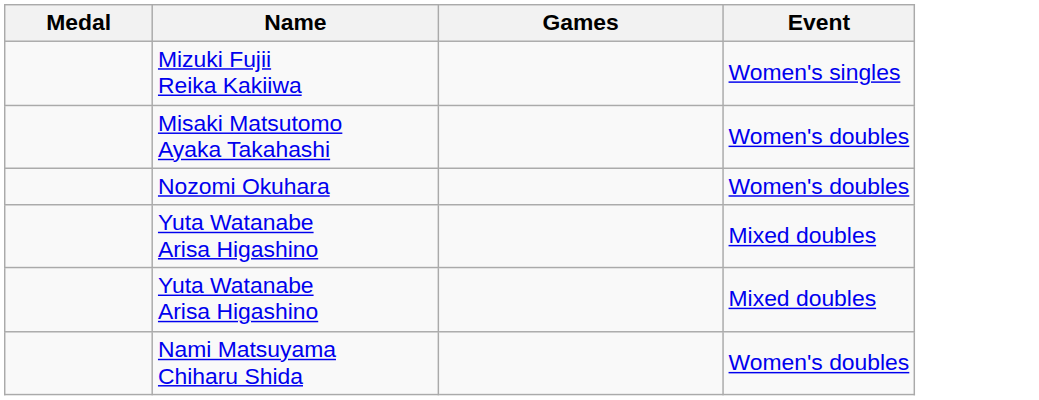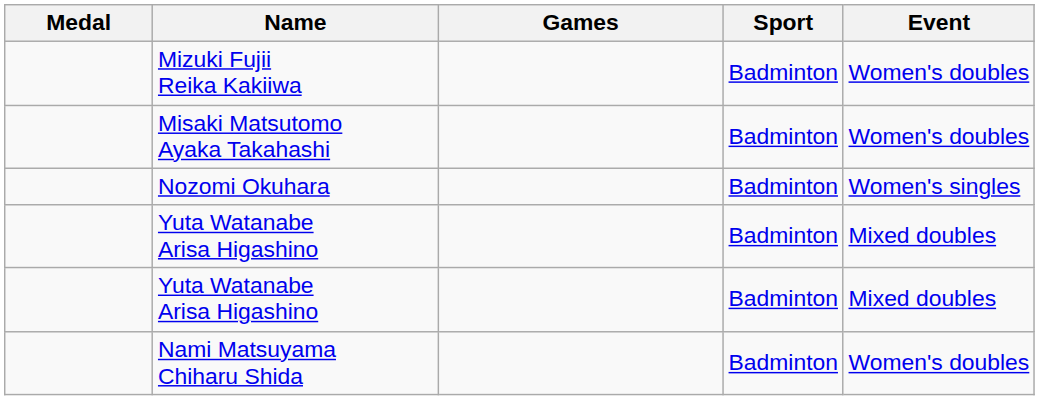+ column: (783, 22)
(814, 72) Women's singles -> (939, 72) Women's doubles
(819, 185) Women's doubles -> (934, 185) Women's singles
